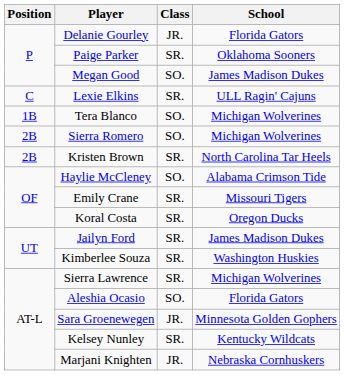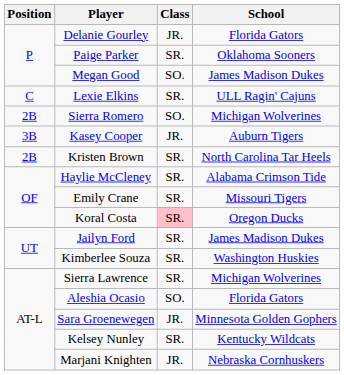- row: (106, 116)
+ row: (106, 136)
(175, 177) SO. -> (175, 177) SR.
(175, 217) no background -> (175, 217) pink background
